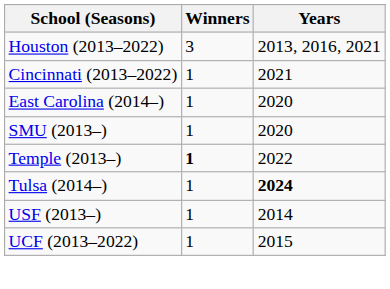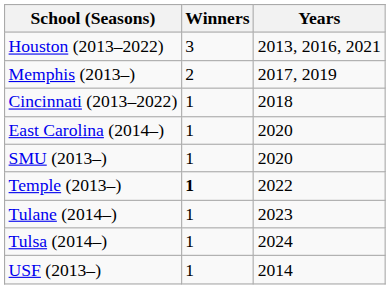+ row: (72, 74)
(275, 74) 2021 -> (275, 102) 2018
+ row: (63, 213)
(275, 185) bold -> (275, 241) normal
- row: (73, 241)
